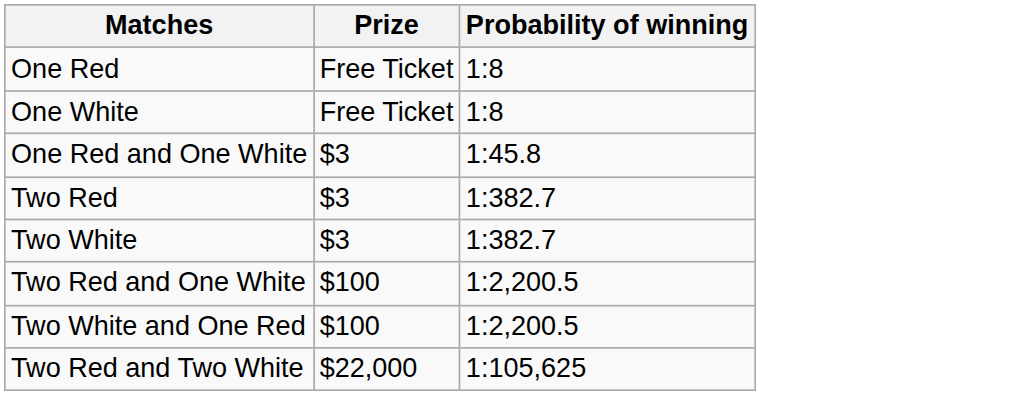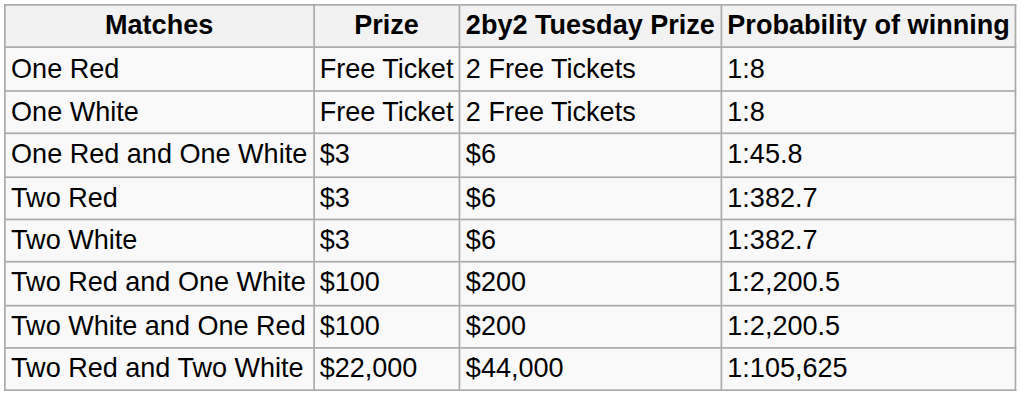+ column: (590, 25)
